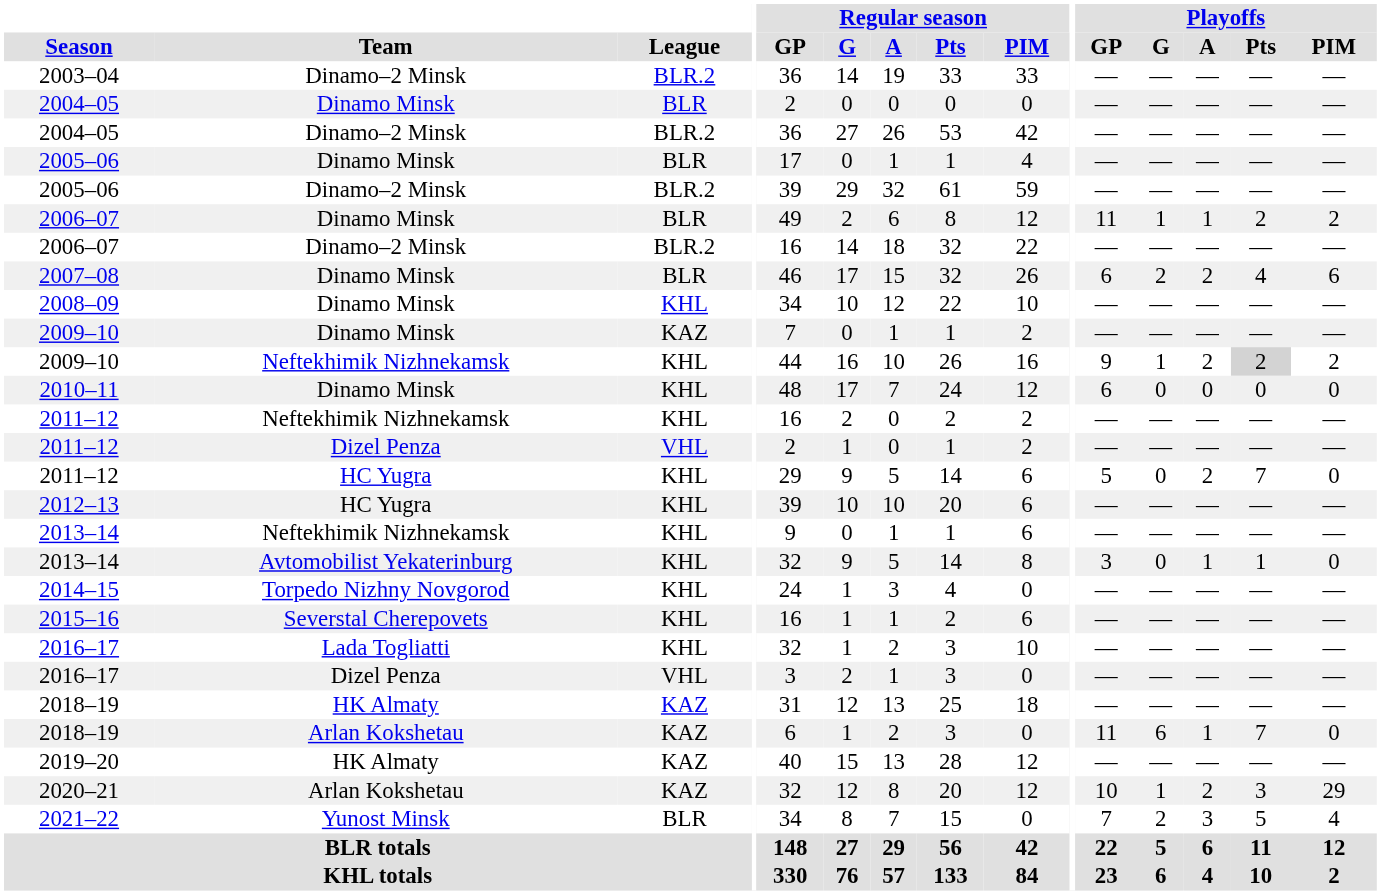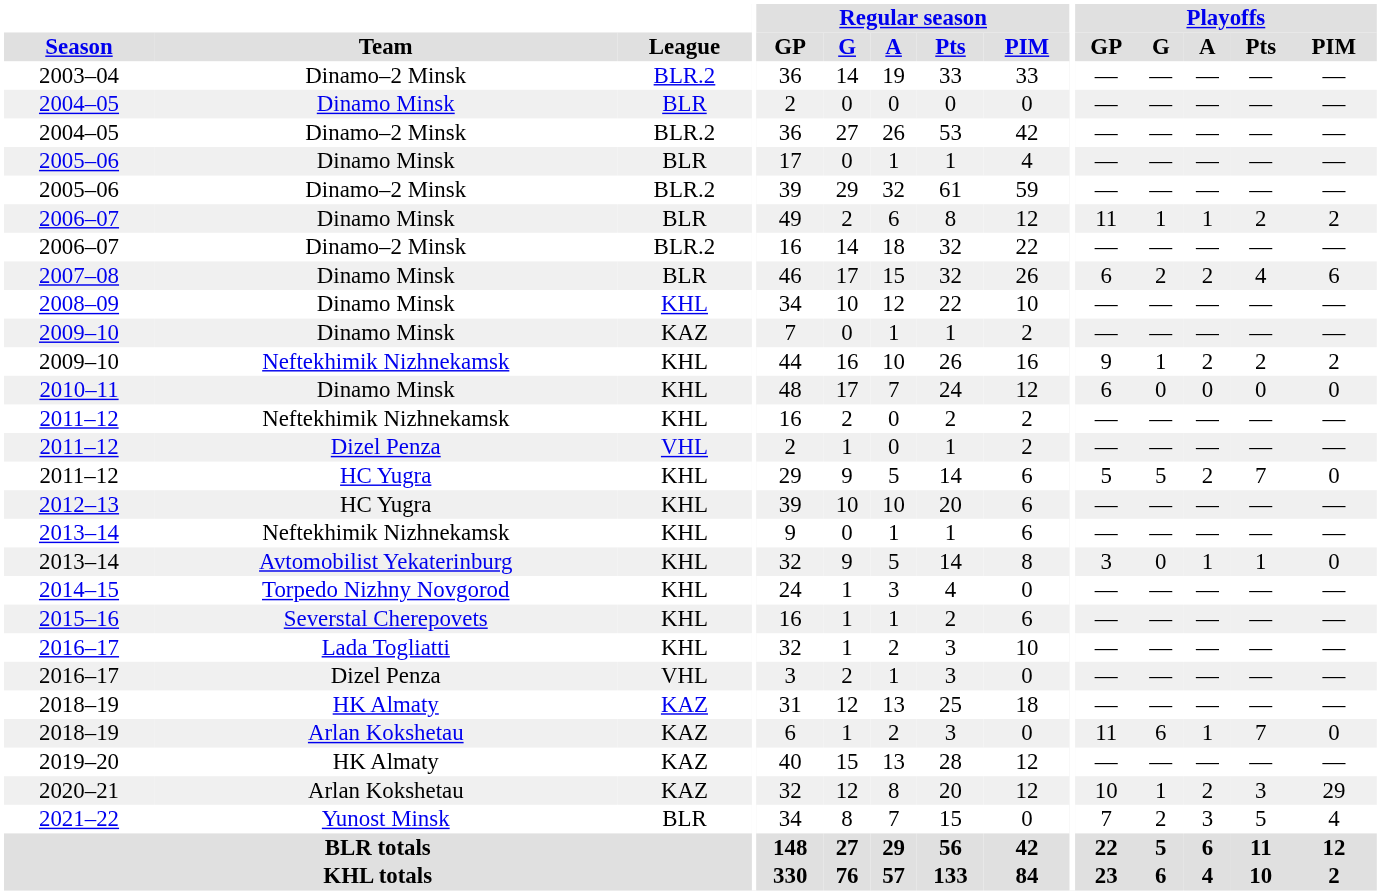(1261, 361) lightgrey background -> (1261, 361) no background
(1161, 475) 0 -> (1161, 475) 5
